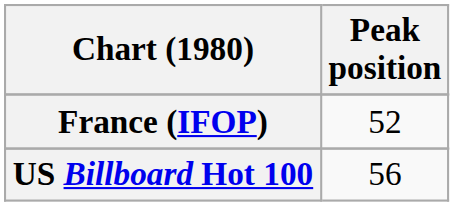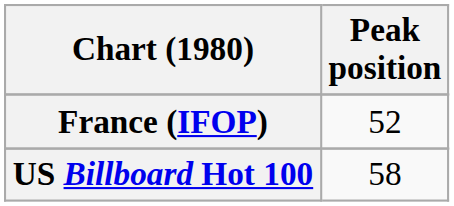(385, 173) 56 -> (385, 173) 58
